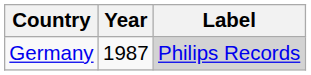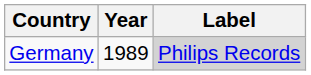(126, 53) 1987 -> (126, 53) 1989
